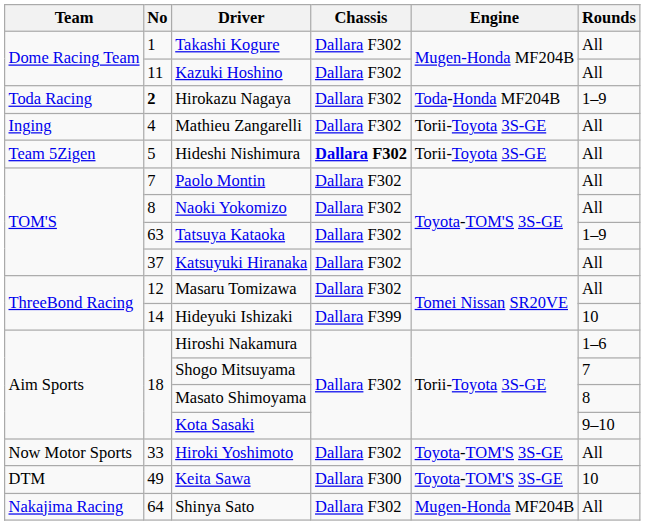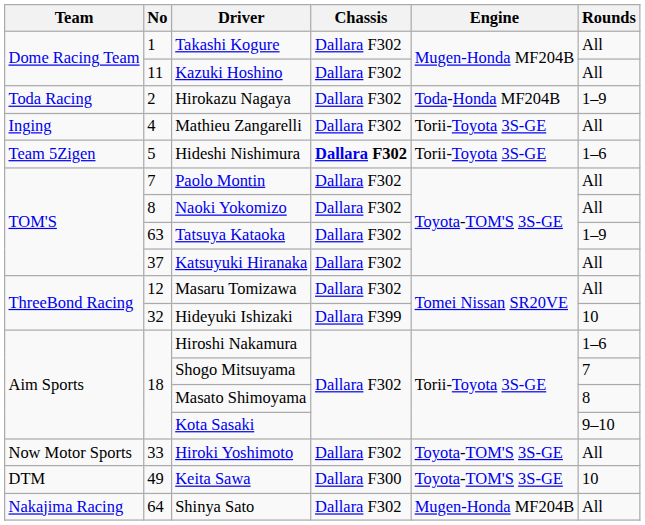(151, 99) bold -> (151, 99) normal
(592, 153) All -> (594, 153) 1–6
(156, 316) 14 -> (156, 316) 32
